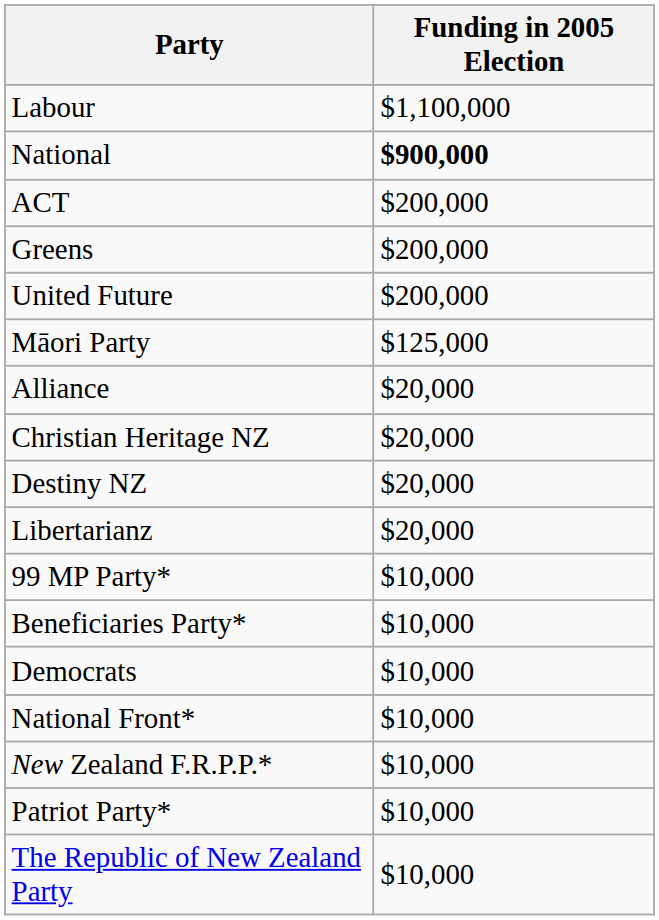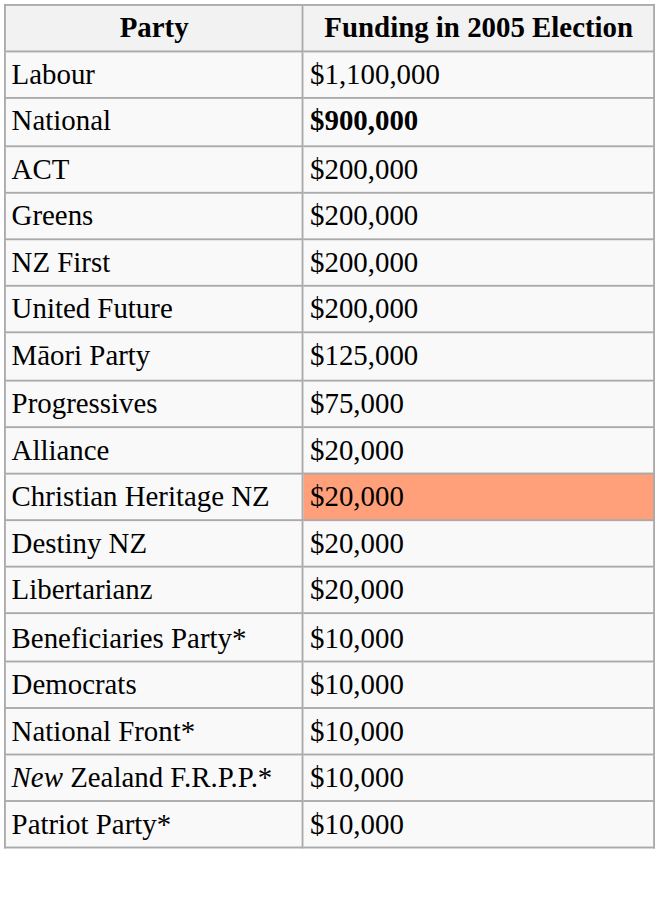+ row: (61, 261)
+ row: (85, 402)
(427, 435) no background -> (357, 495) lightsalmon background
- row: (91, 576)
- row: (186, 874)
